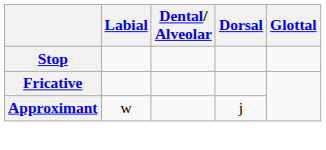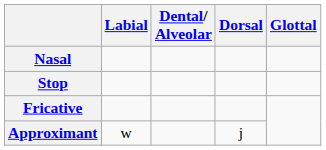+ row: (53, 58)
